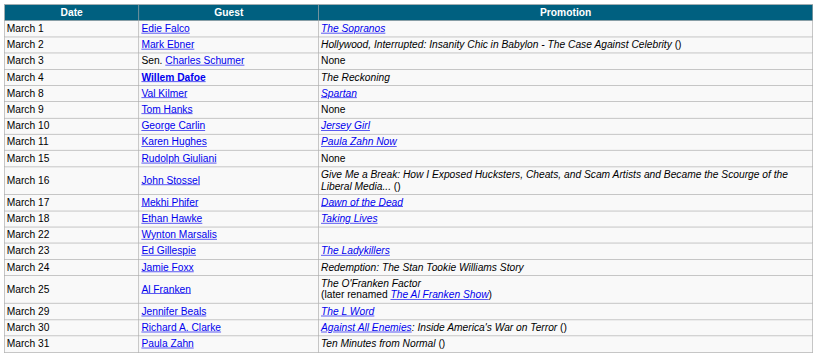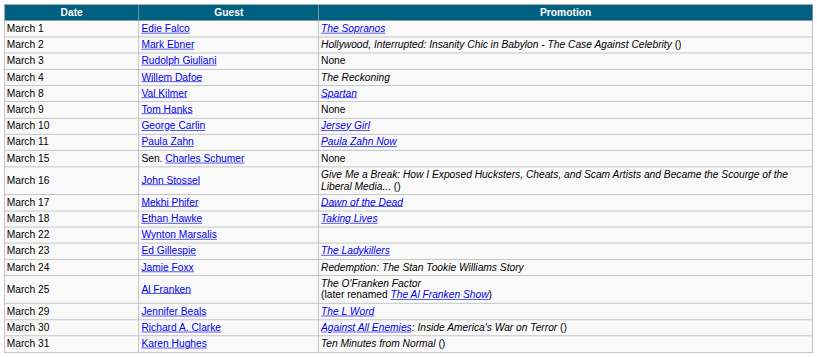(193, 61) Sen. Charles Schumer -> (179, 61) Rudolph Giuliani
(173, 77) bold -> (172, 77) normal
(174, 142) Karen Hughes -> (168, 142) Paula Zahn
(179, 158) Rudolph Giuliani -> (193, 158) Sen. Charles Schumer
(168, 344) Paula Zahn -> (174, 344) Karen Hughes
